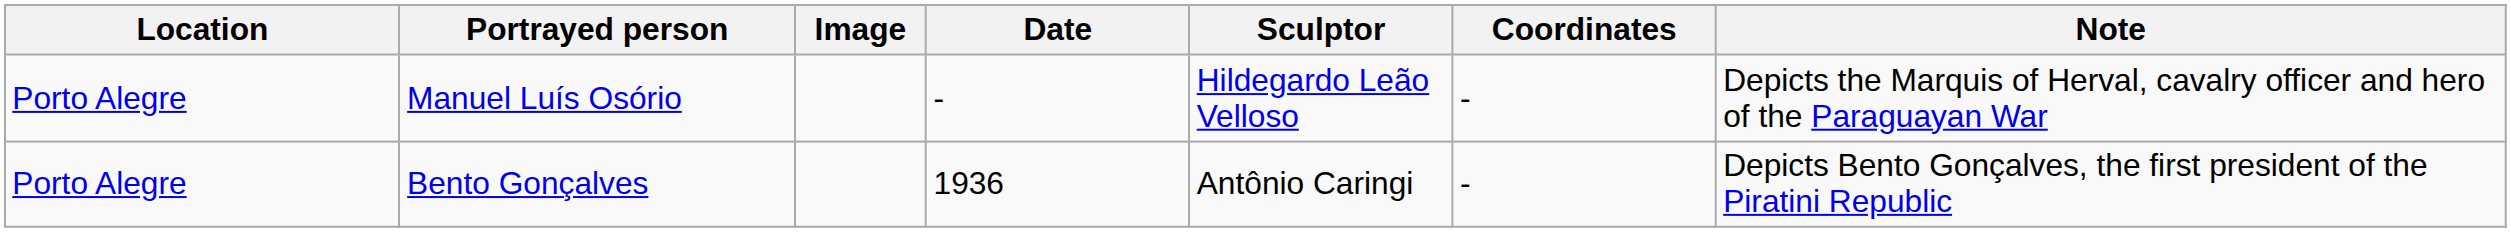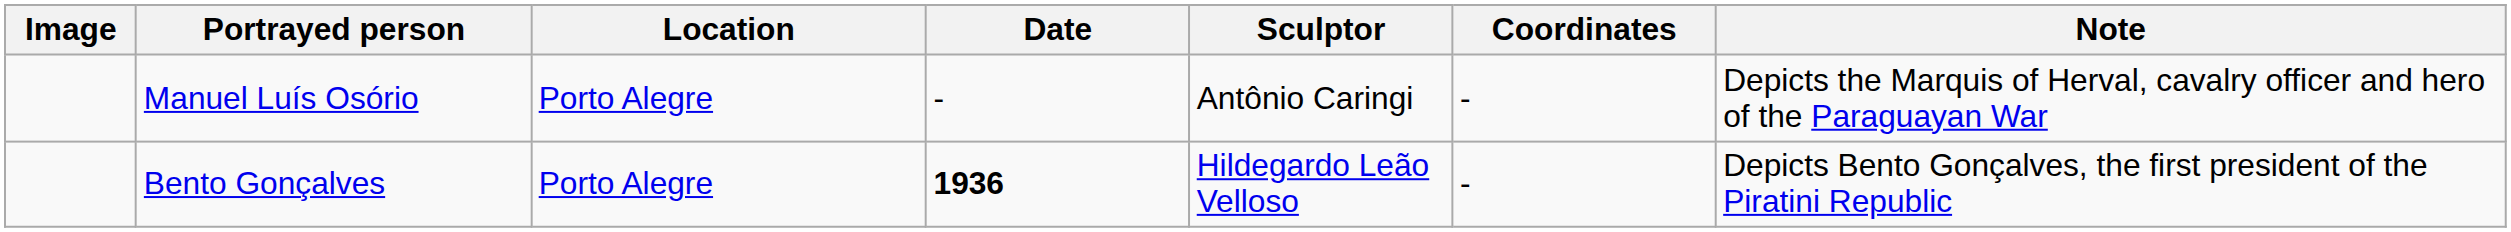columns swapped: (860, 29) <-> (202, 29)
(1313, 97) Hildegardo Leão Velloso -> (1305, 97) Antônio Caringi
(969, 183) normal -> (969, 183) bold
(1305, 183) Antônio Caringi -> (1313, 183) Hildegardo Leão Velloso
